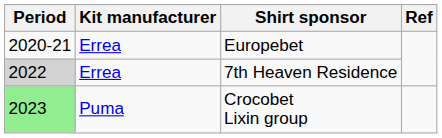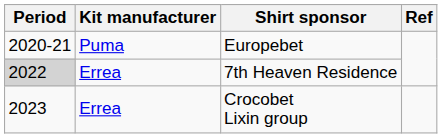(100, 45) Errea -> (102, 45) Puma
(28, 109) lightgreen background -> (28, 109) no background
(102, 109) Puma -> (100, 109) Errea
